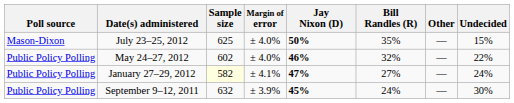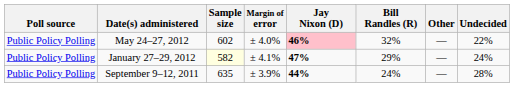- row: (152, 40)
(299, 57) no background -> (299, 40) pink background
(391, 73) 27% -> (391, 57) 29%
(225, 90) 632 -> (225, 73) 635
(299, 90) 45% -> (299, 73) 44%
(483, 90) 30% -> (483, 73) 28%
